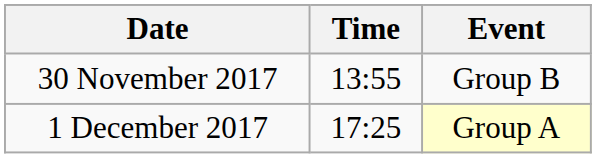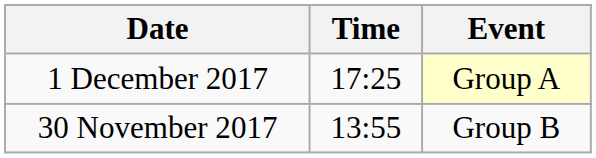rows swapped: (158, 78) <-> (158, 127)
